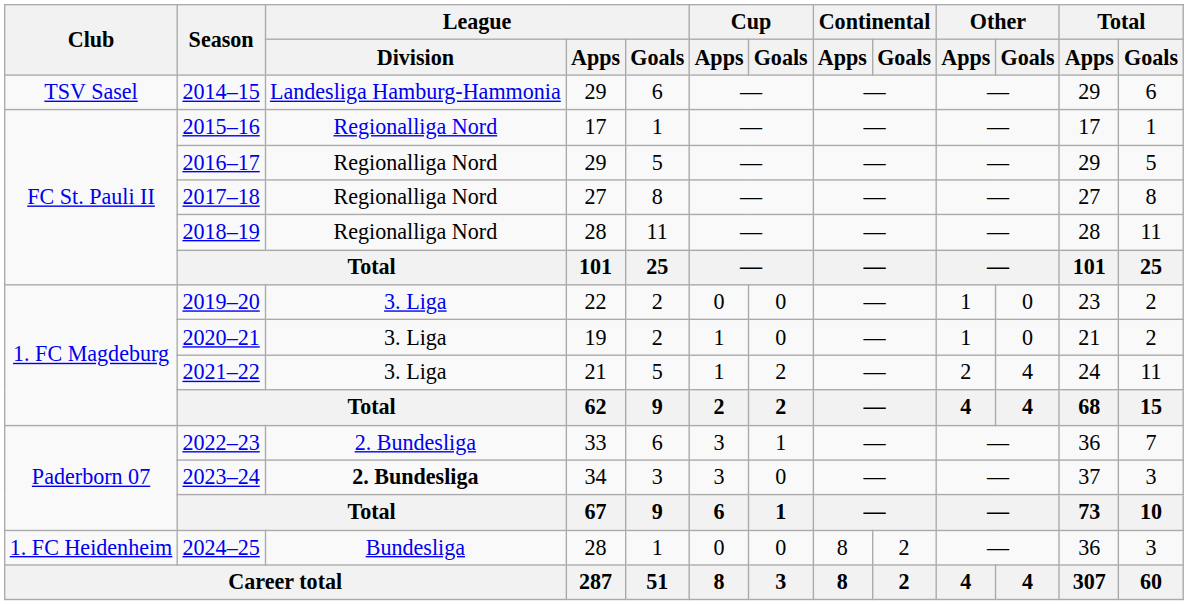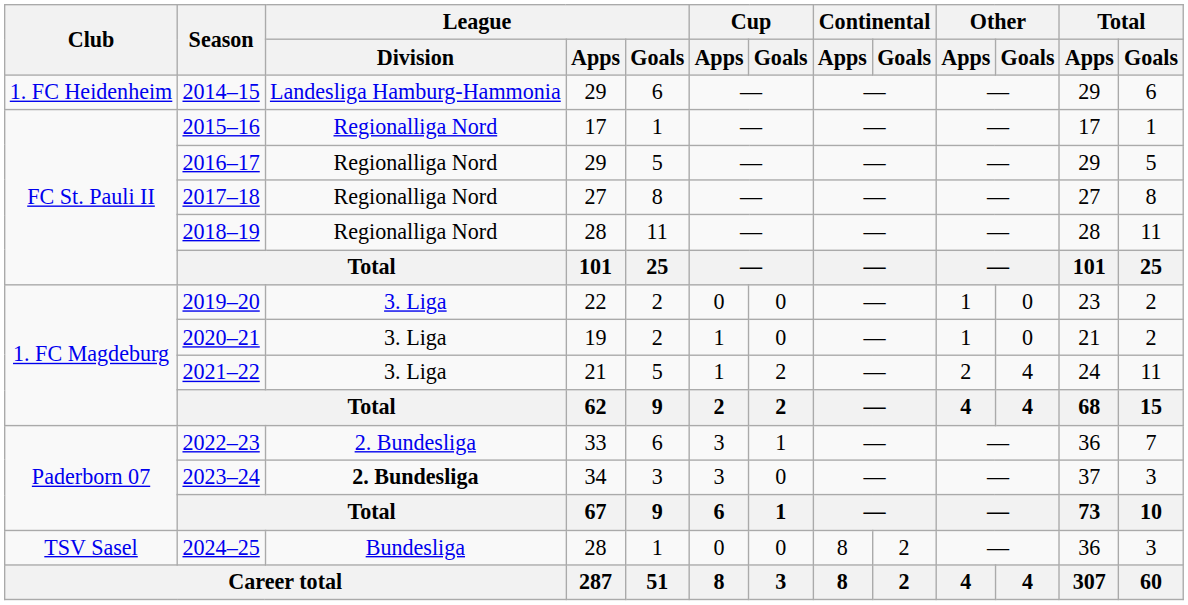(91, 92) TSV Sasel -> (91, 92) 1. FC Heidenheim
(91, 547) 1. FC Heidenheim -> (91, 547) TSV Sasel
